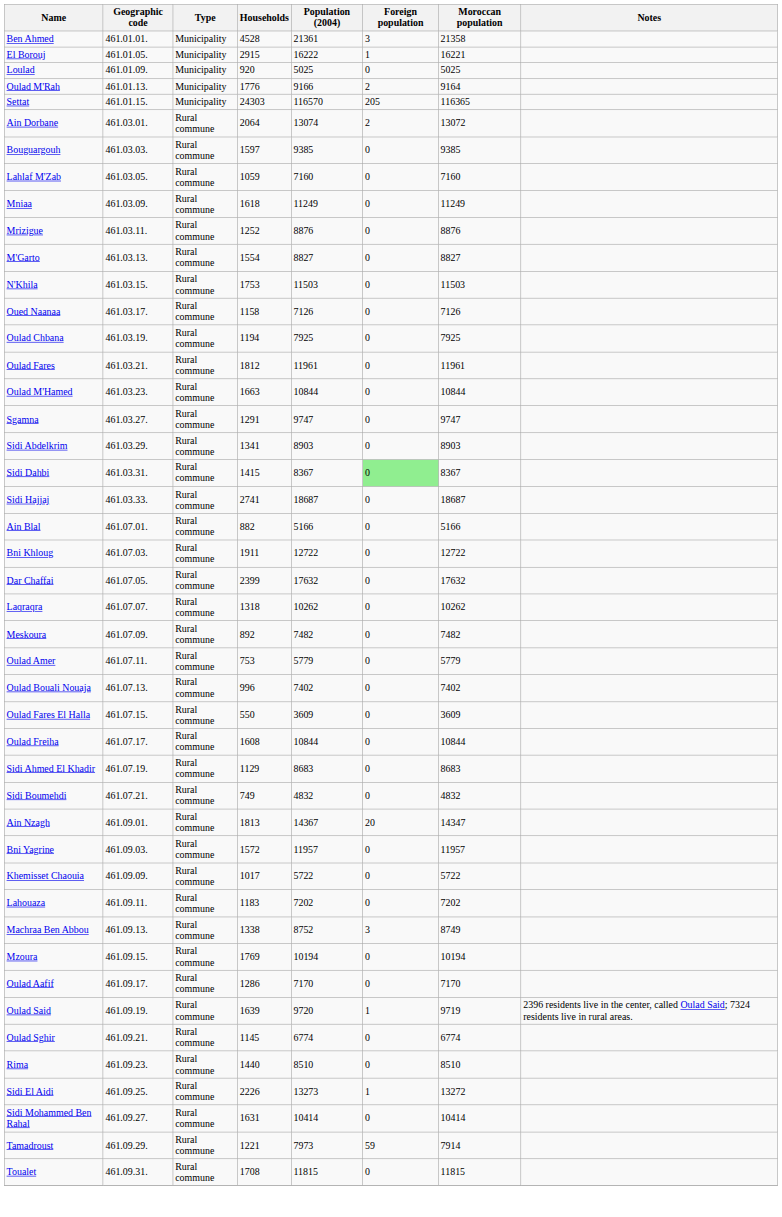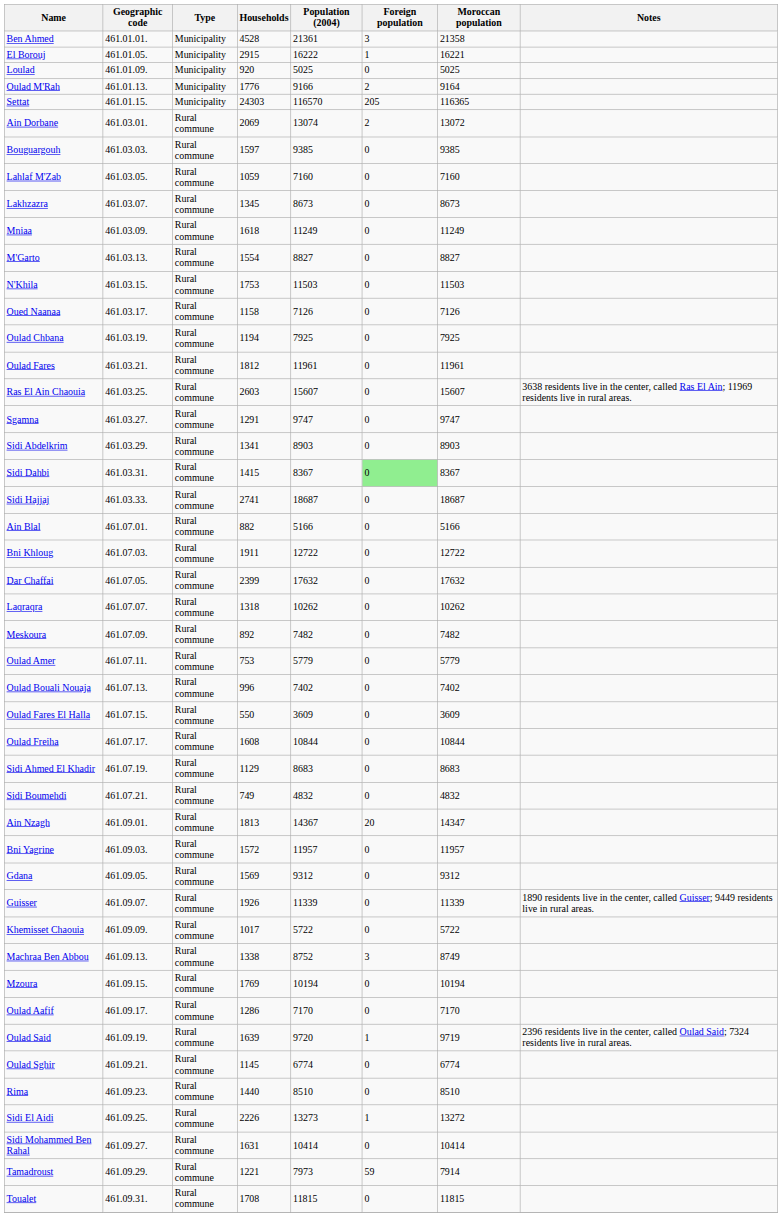(250, 123) 2064 -> (249, 123) 2069
+ row: (27, 204)
- row: (25, 231)
- row: (40, 392)
+ row: (46, 392)
+ row: (20, 876)
+ row: (22, 903)
- row: (26, 903)
